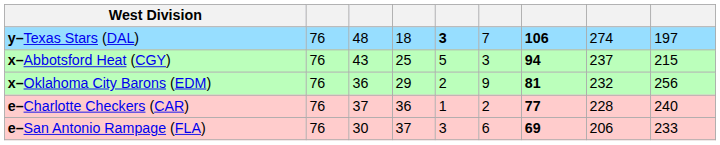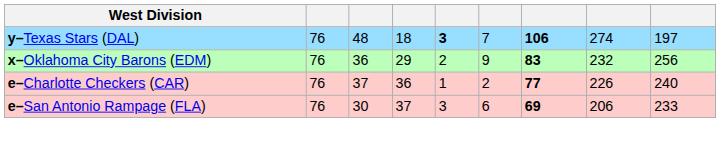- row: (89, 60)
(533, 83) 81 -> (533, 60) 83
(601, 106) 228 -> (601, 83) 226
